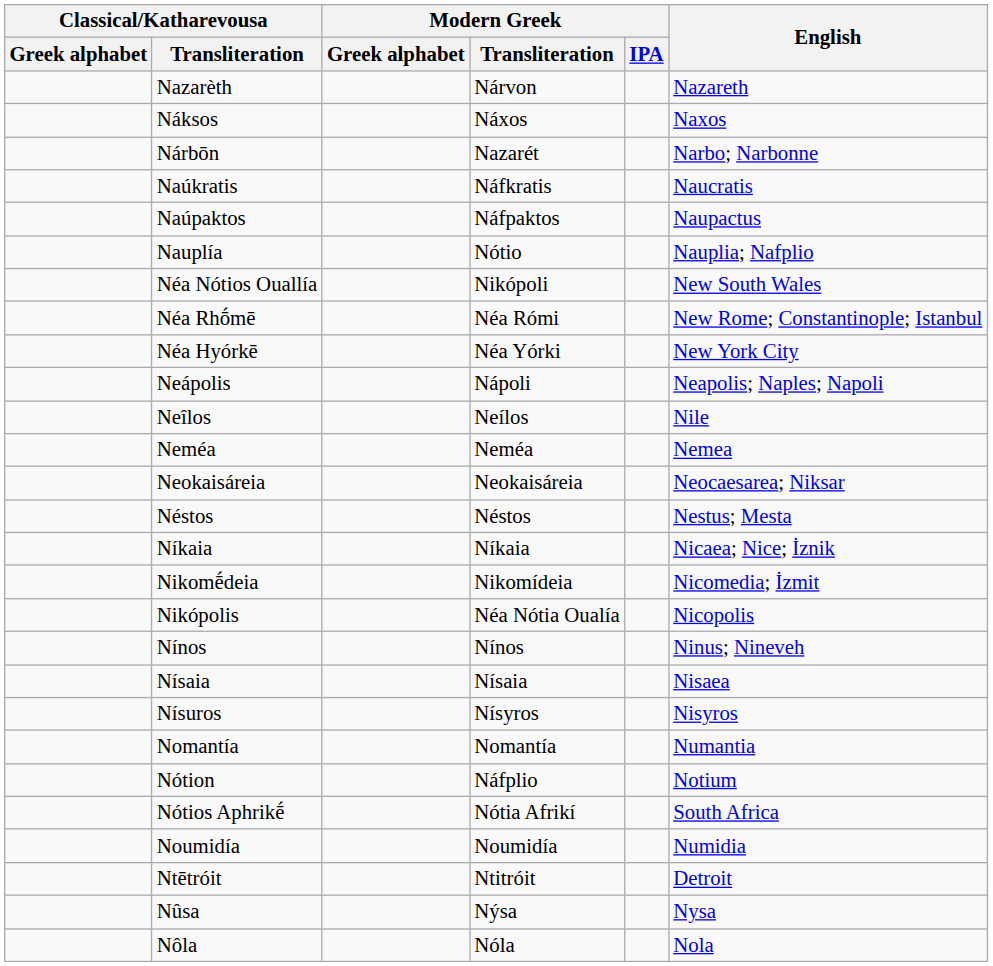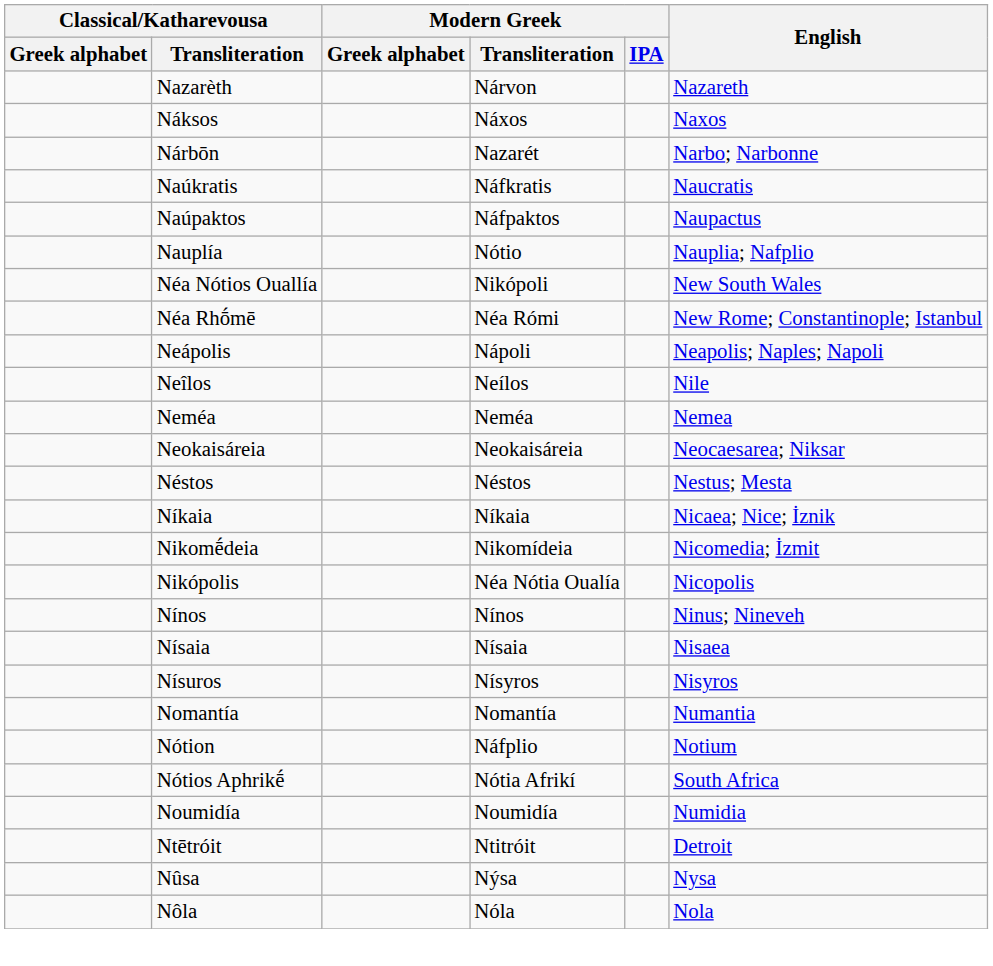- row: (207, 350)
